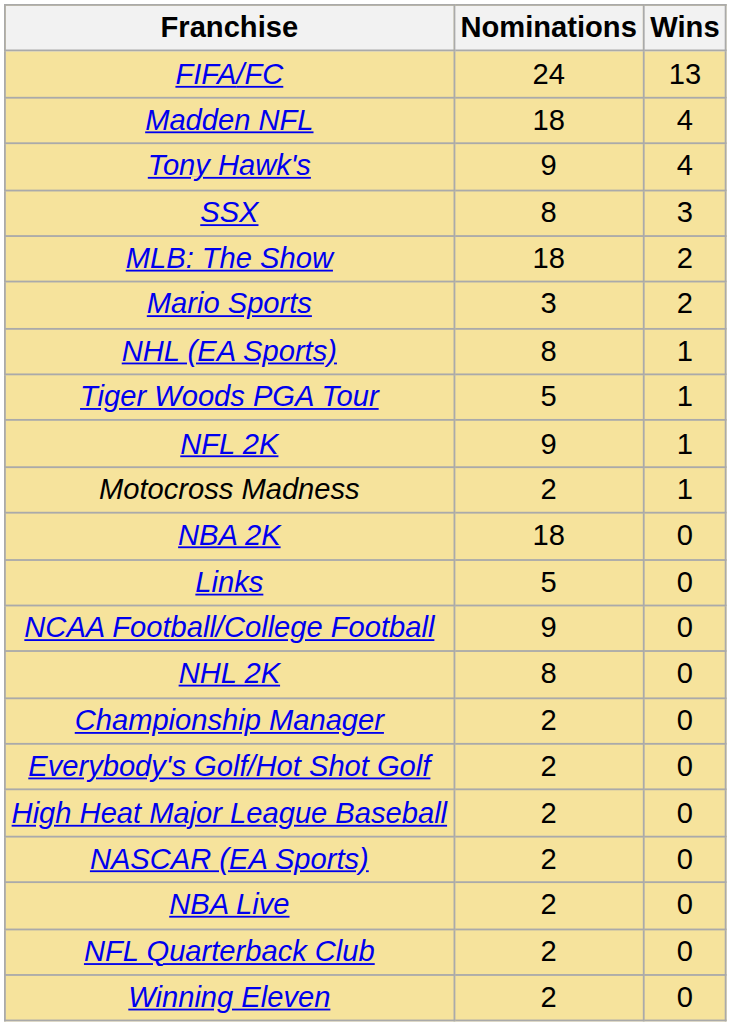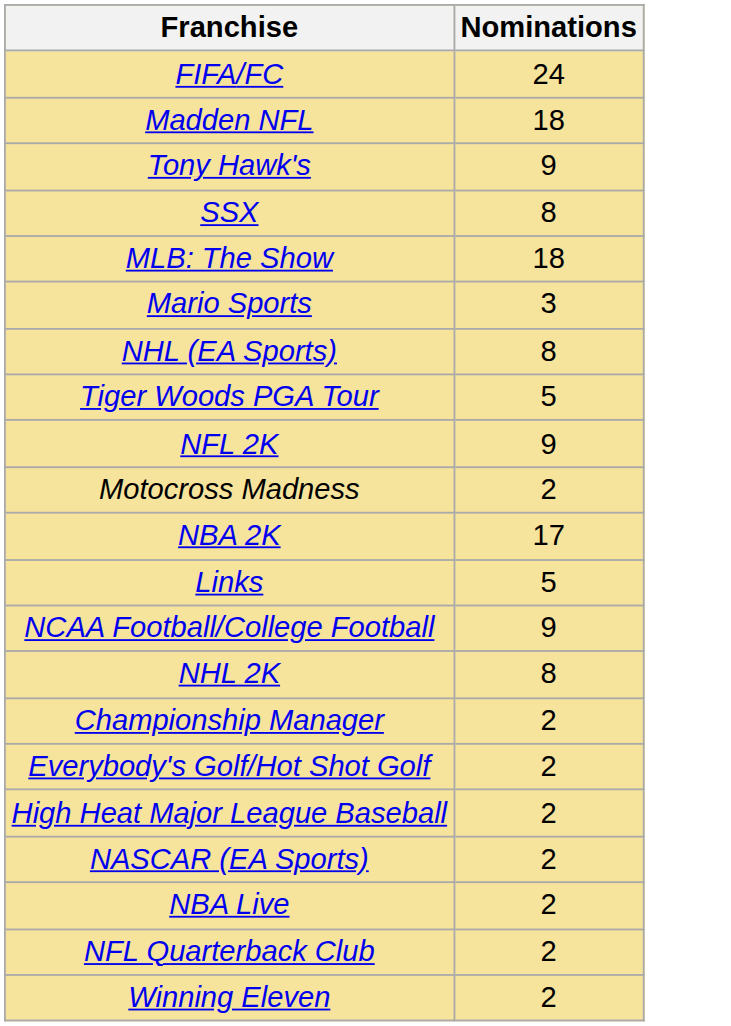- column: (685, 27)
(549, 535) 18 -> (549, 535) 17
